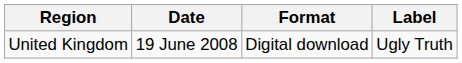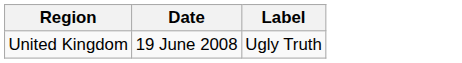- column: (307, 17)
